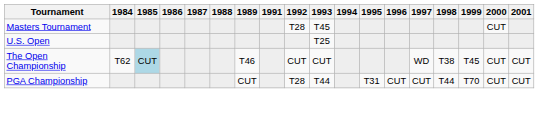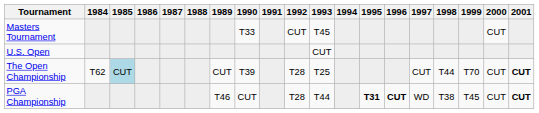+ column: (247, 12)
(297, 27) T28 -> (297, 32) CUT
(322, 41) T25 -> (322, 52) CUT
(247, 61) T46 -> (222, 71) CUT
(297, 61) CUT -> (297, 71) T28
(322, 61) CUT -> (322, 71) T25
(422, 61) WD -> (422, 71) CUT
(446, 61) T38 -> (446, 71) T44
(471, 61) T45 -> (471, 71) T70
(521, 61) normal -> (521, 71) bold
(247, 81) CUT -> (222, 96) T46
(372, 81) normal -> (372, 96) bold
(397, 81) normal -> (397, 96) bold
(422, 81) CUT -> (422, 96) WD
(446, 81) T44 -> (446, 96) T38
(471, 81) T70 -> (471, 96) T45
(521, 81) normal -> (521, 96) bold
